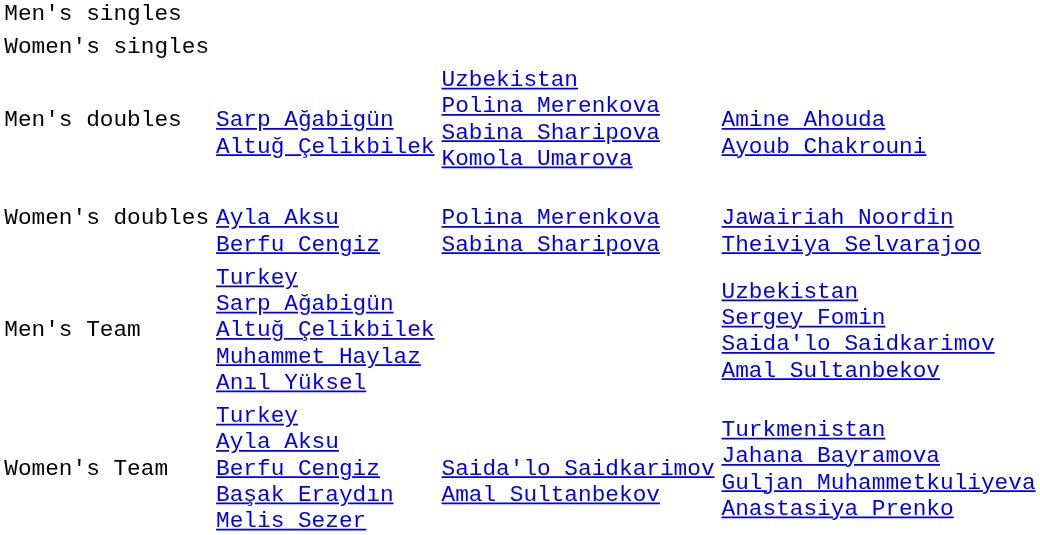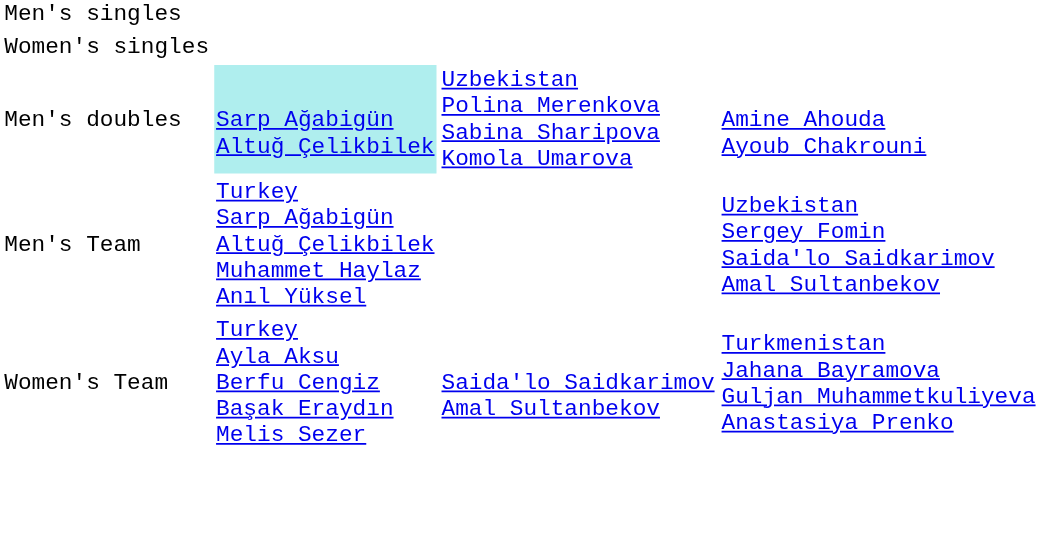(325, 132) no background -> (325, 132) paleturquoise background
- row: (107, 218)
